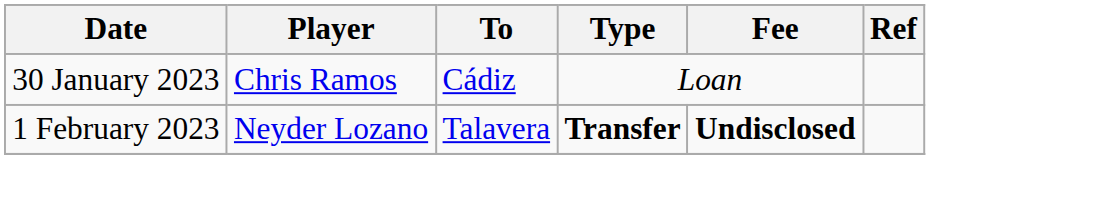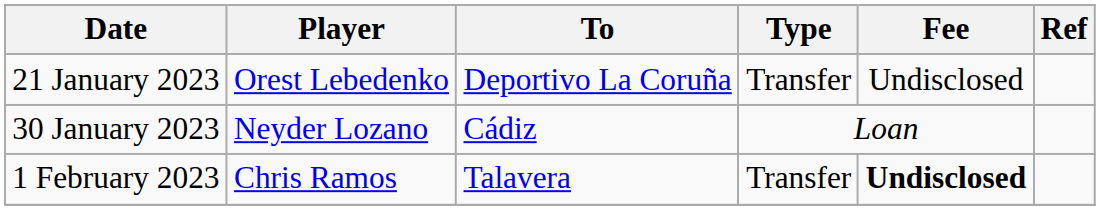+ row: (116, 79)
(315, 79) Chris Ramos -> (331, 128) Neyder Lozano
(331, 128) Neyder Lozano -> (315, 178) Chris Ramos
(623, 128) bold -> (799, 178) normal
